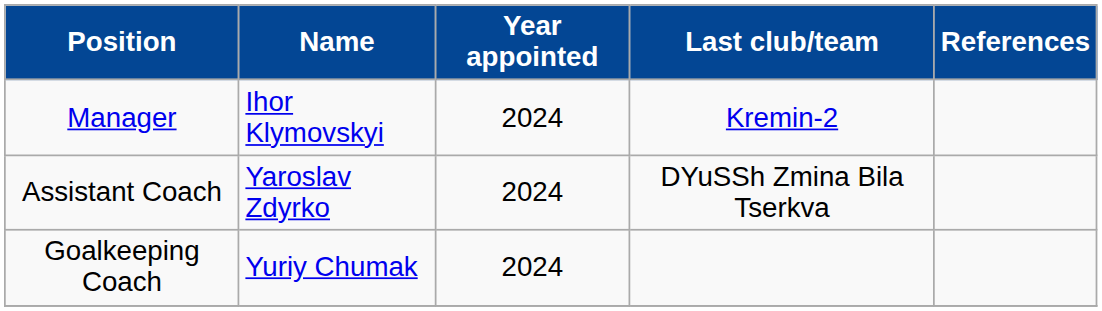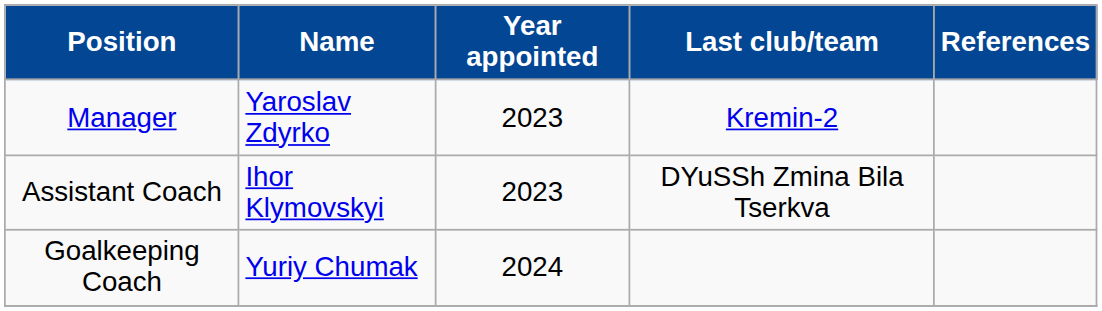(315, 117) Ihor Klymovskyi -> (298, 117) Yaroslav Zdyrko
(532, 117) 2024 -> (532, 117) 2023
(298, 192) Yaroslav Zdyrko -> (315, 192) Ihor Klymovskyi
(532, 192) 2024 -> (532, 192) 2023
